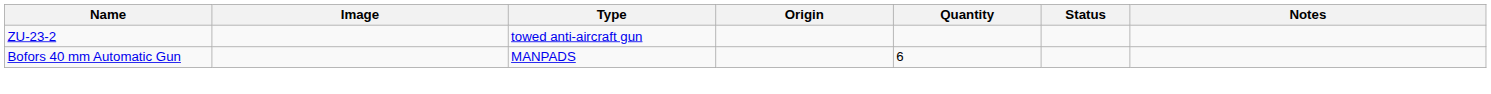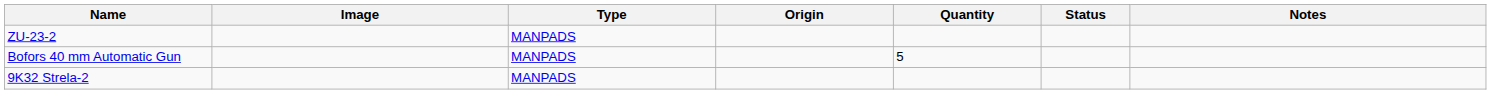(577, 36) towed anti-aircraft gun -> (543, 36) MANPADS
(900, 57) 6 -> (900, 57) 5
+ row: (48, 78)
